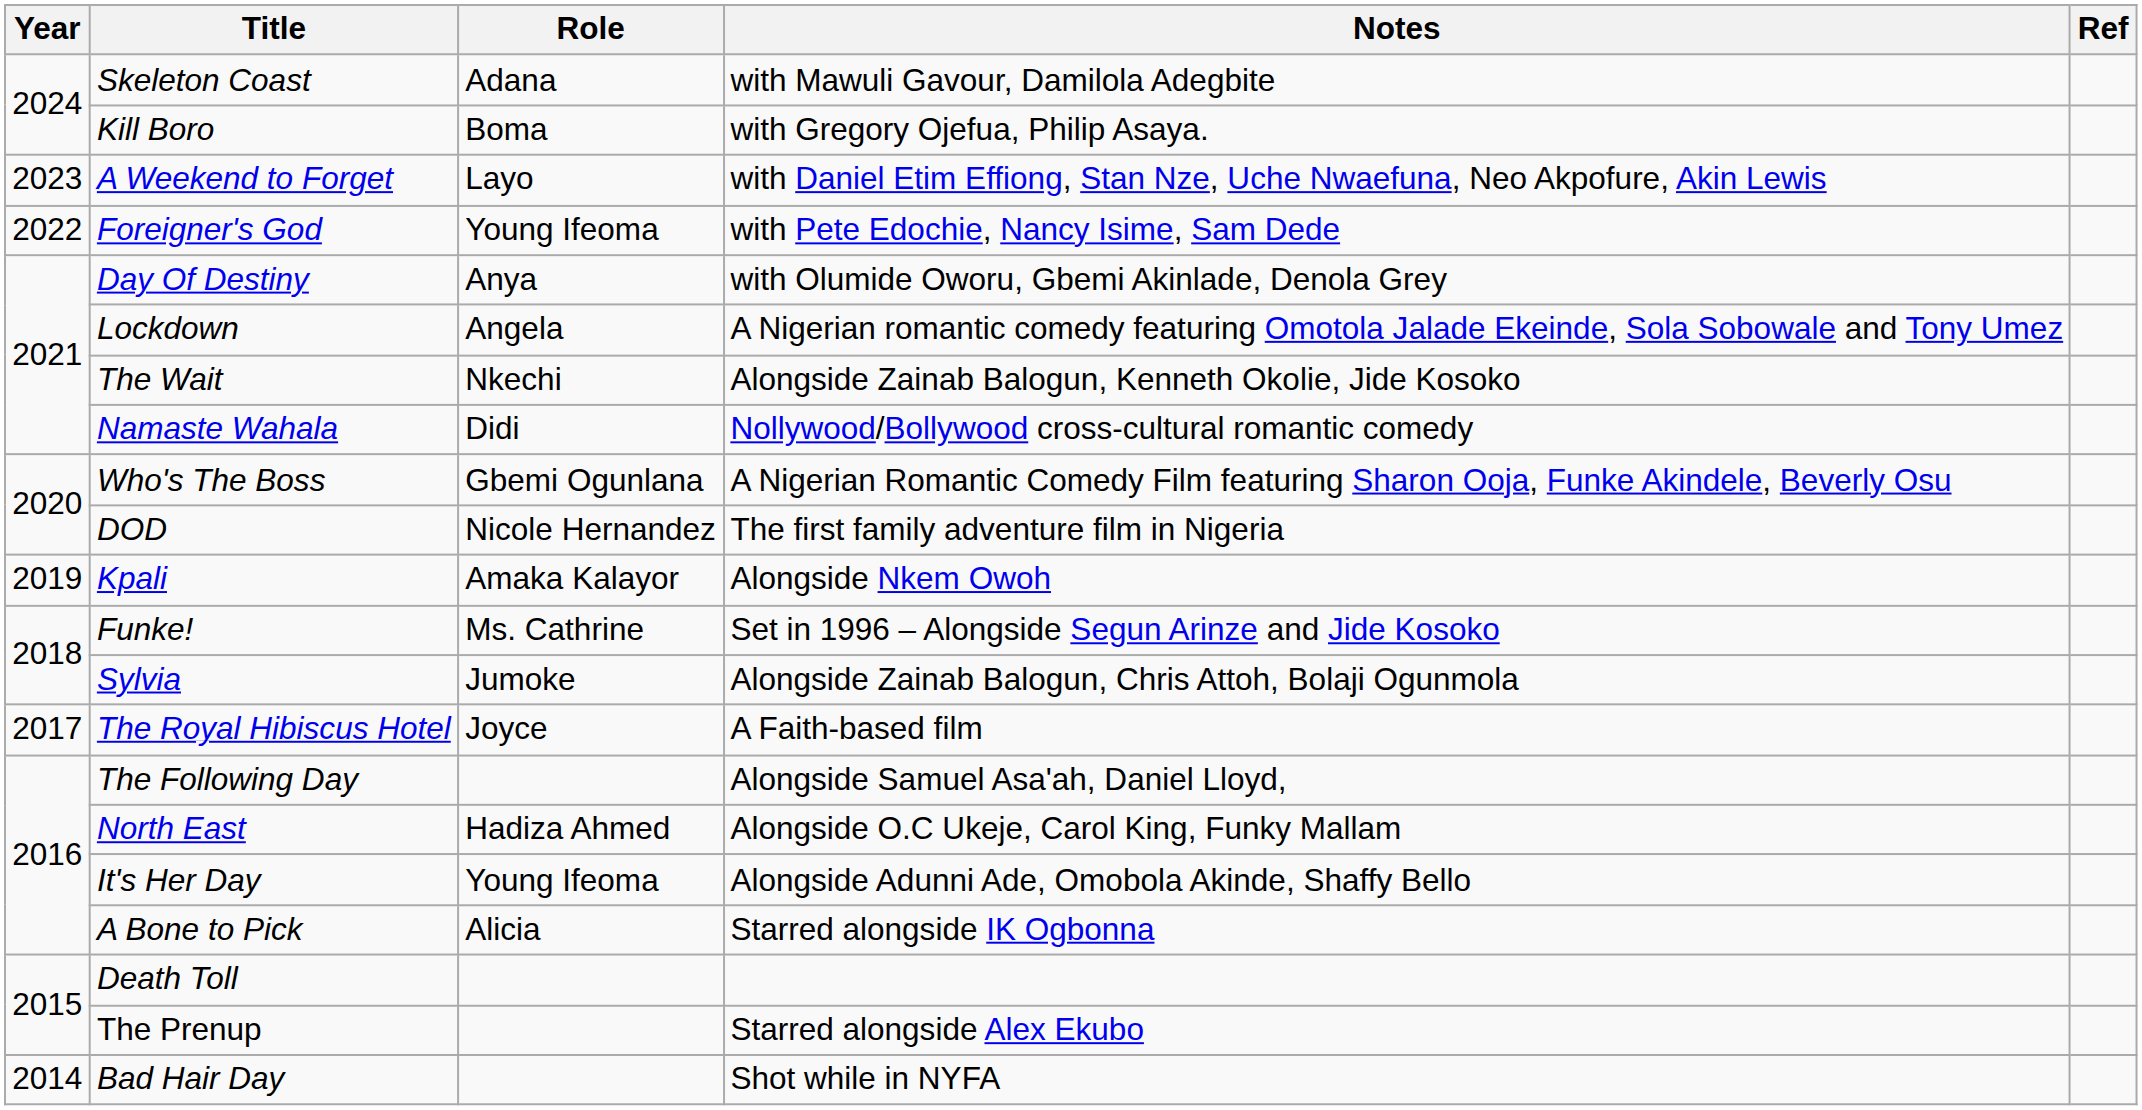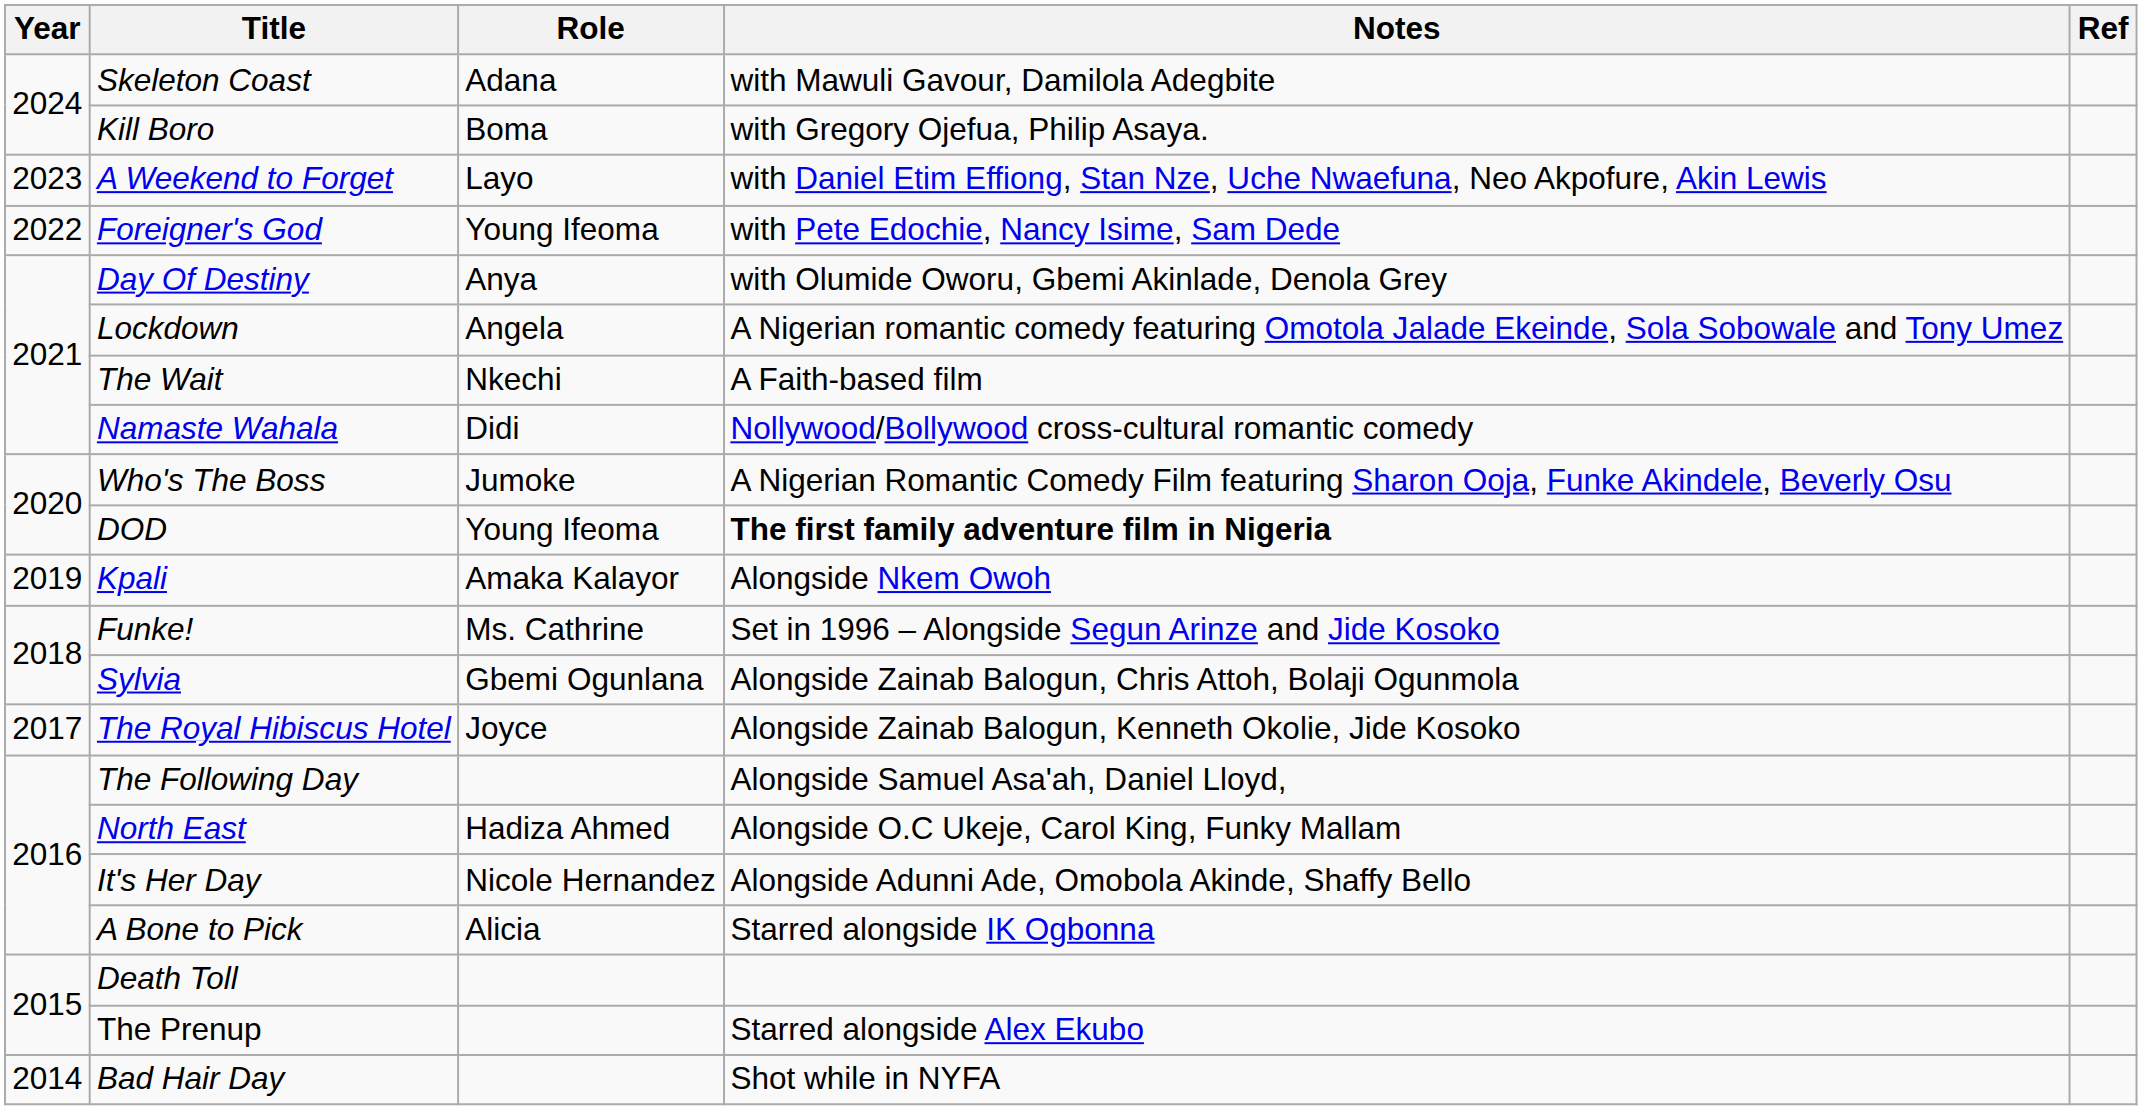(1126, 379) Alongside Zainab Balogun, Kenneth Okolie, Jide Kosoko -> (857, 379) A Faith-based film
(584, 479) Gbemi Ogunlana -> (520, 479) Jumoke
(591, 529) Nicole Hernandez -> (562, 529) Young Ifeoma
(1007, 529) normal -> (1031, 529) bold
(520, 679) Jumoke -> (584, 679) Gbemi Ogunlana
(857, 729) A Faith-based film -> (1126, 729) Alongside Zainab Balogun, Kenneth Okolie, Jide Kosoko
(562, 879) Young Ifeoma -> (591, 879) Nicole Hernandez
